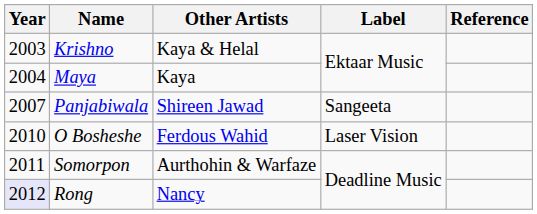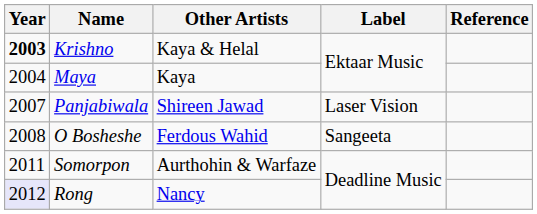(27, 48) normal -> (27, 48) bold
(358, 106) Sangeeta -> (371, 106) Laser Vision
(27, 135) 2010 -> (27, 135) 2008
(371, 135) Laser Vision -> (358, 135) Sangeeta
